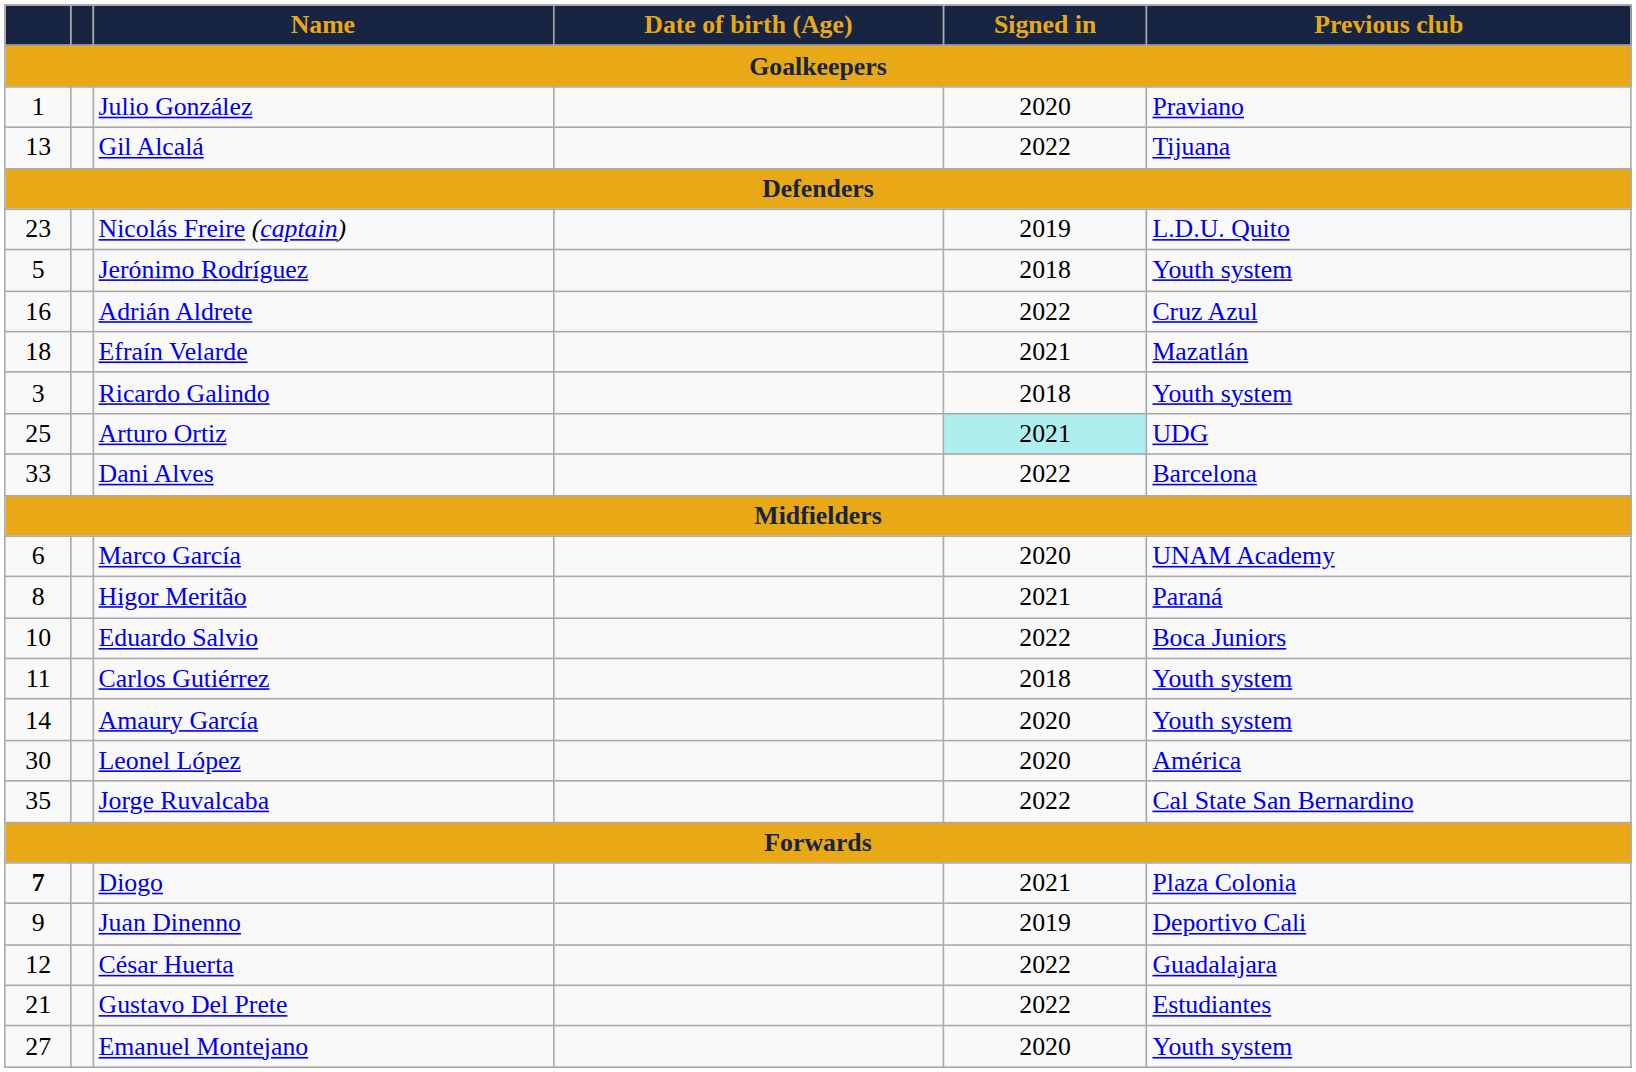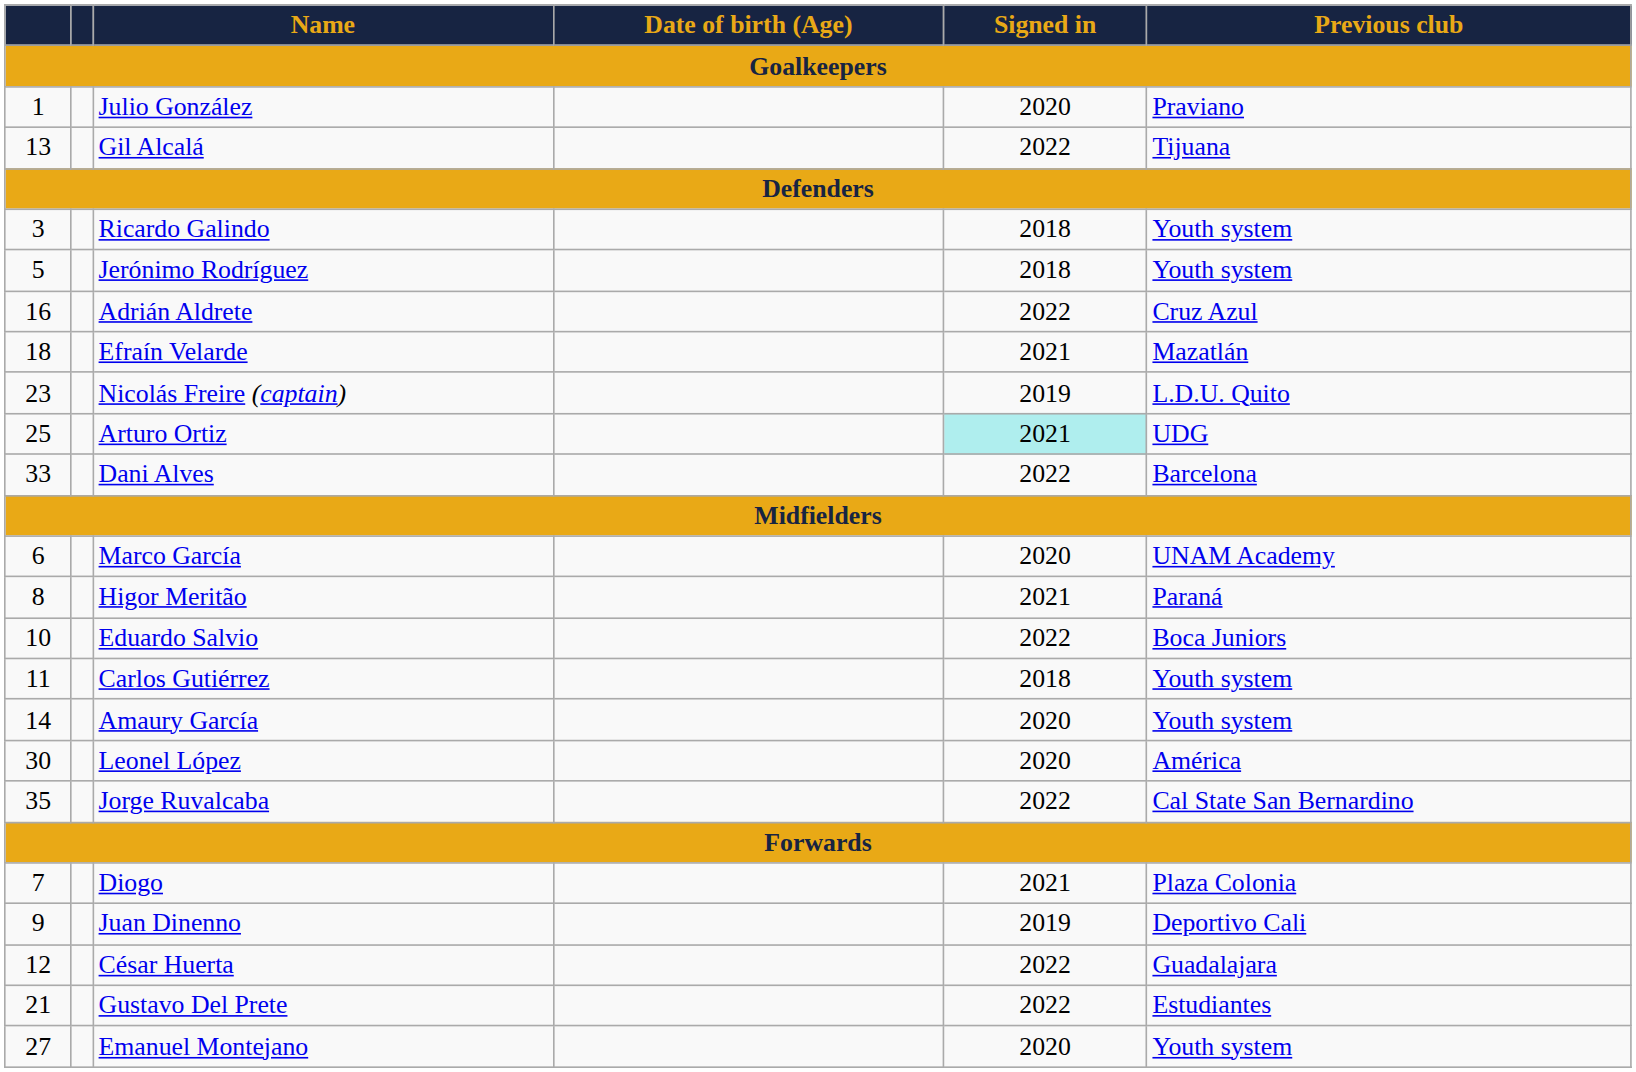rows swapped: (184, 392) <-> (222, 229)
(38, 882) bold -> (38, 882) normal
